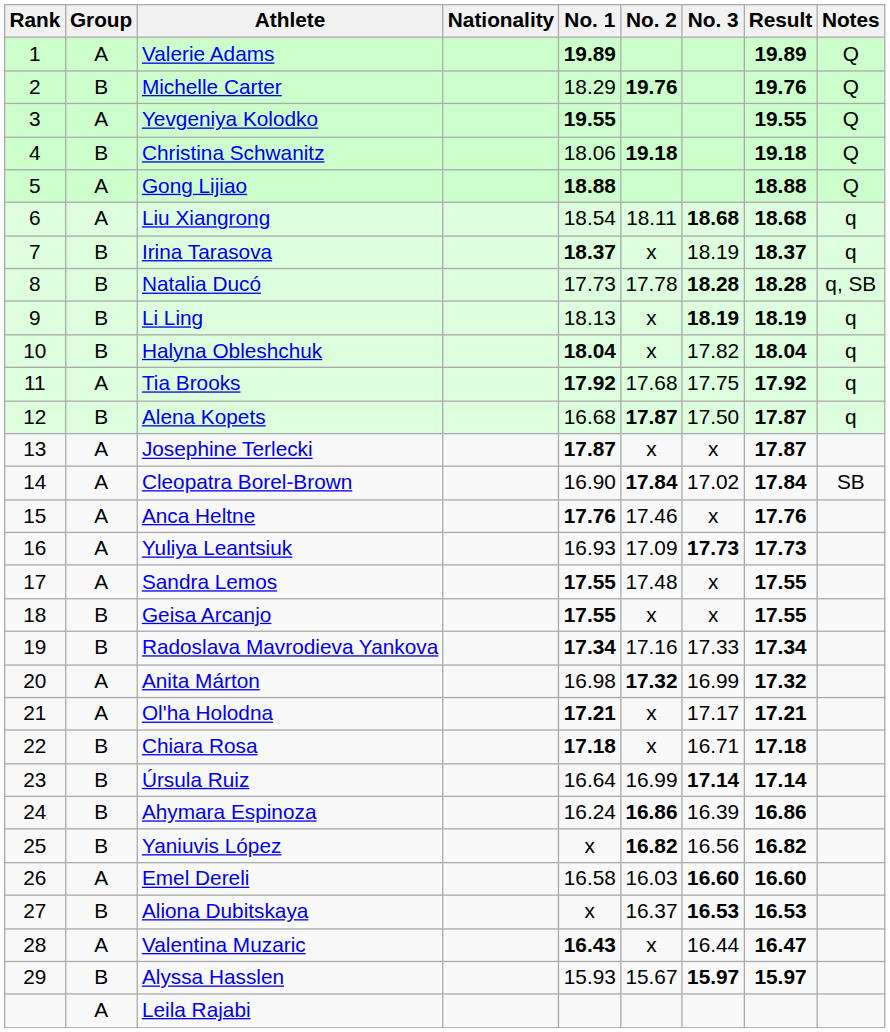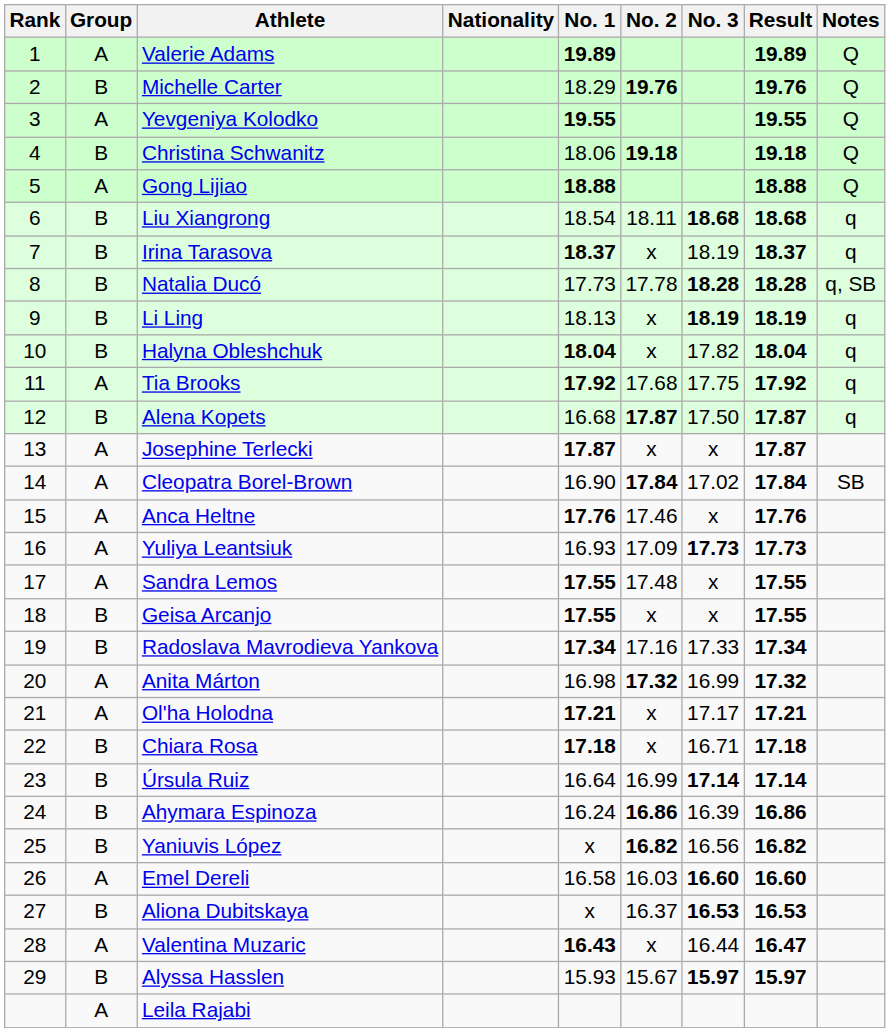(101, 218) A -> (101, 218) B
